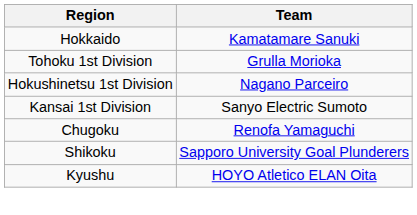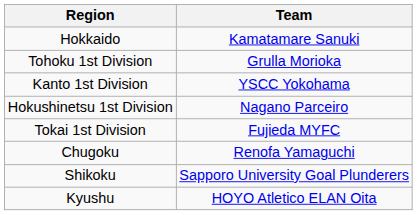+ row: (90, 84)
+ row: (90, 130)
- row: (90, 107)
